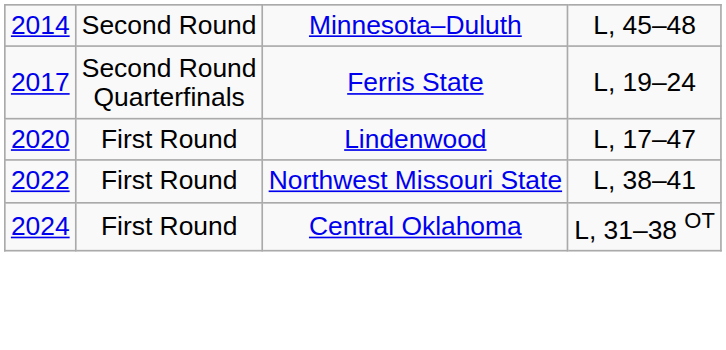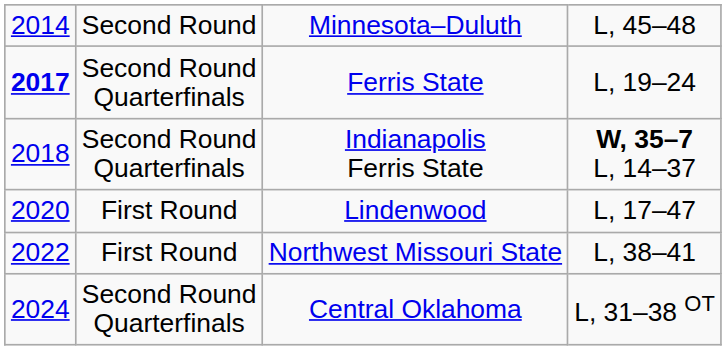(40, 82) normal -> (40, 82) bold
+ row: (415, 153)
(169, 226) First Round -> (169, 309) Second Round Quarterfinals
